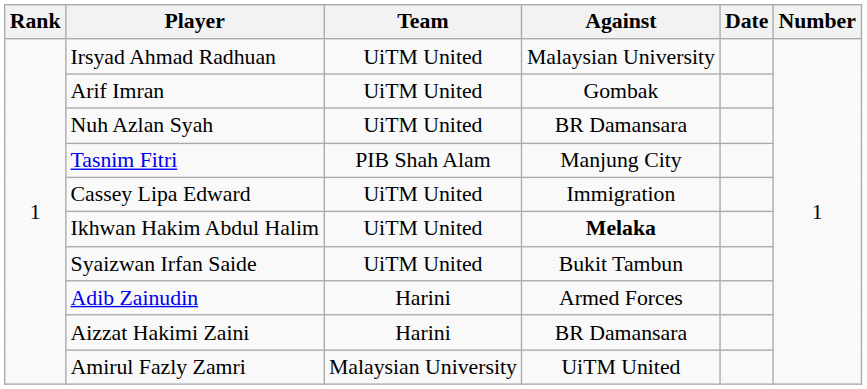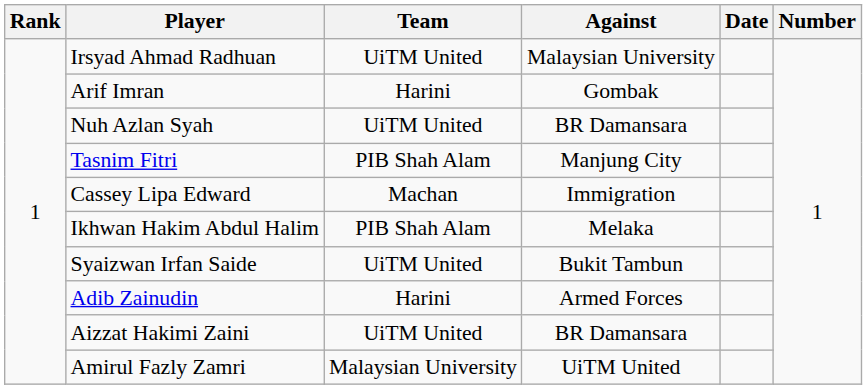(423, 90) UiTM United -> (423, 90) Harini
(423, 194) UiTM United -> (423, 194) Machan
(423, 228) UiTM United -> (423, 228) PIB Shah Alam
(621, 228) bold -> (621, 228) normal
(423, 332) Harini -> (423, 332) UiTM United
